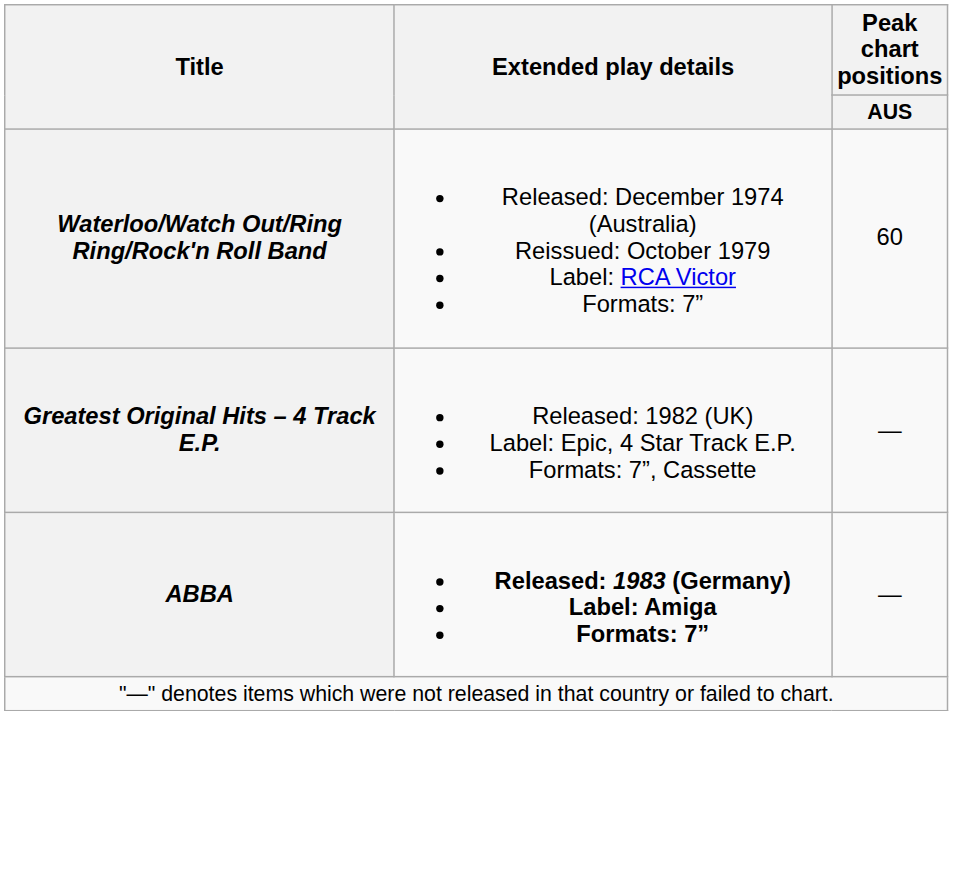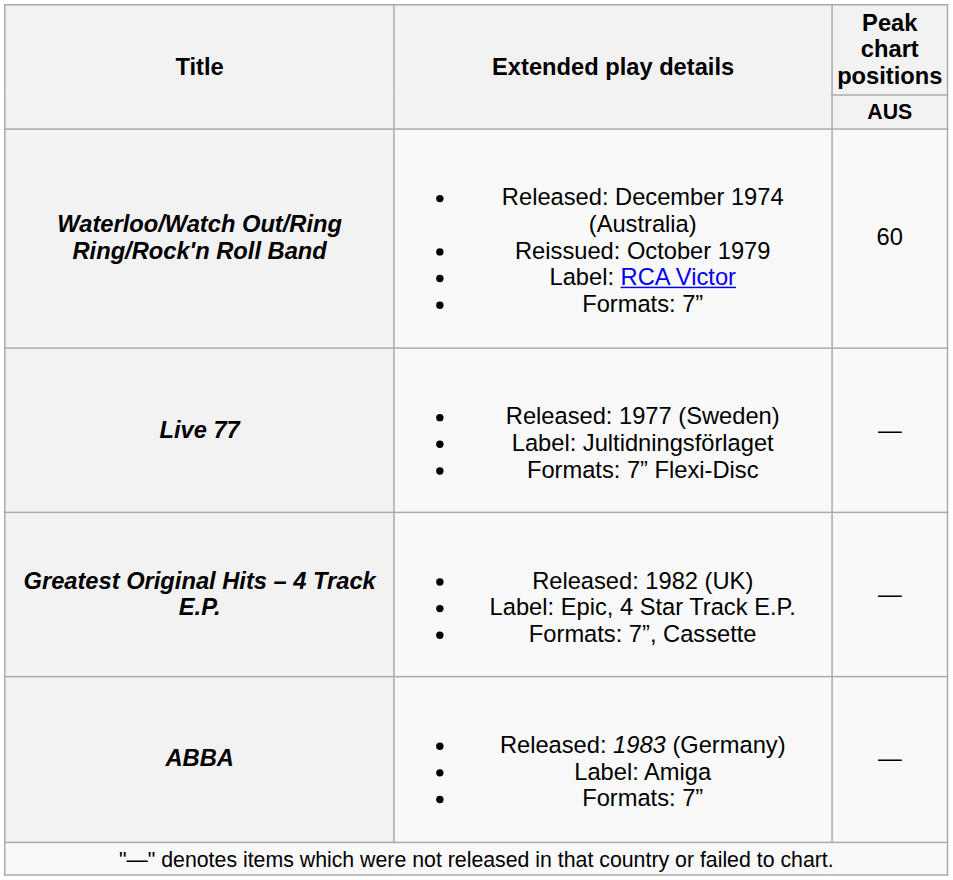+ row: (200, 429)
(613, 608) bold -> (613, 773) normal
